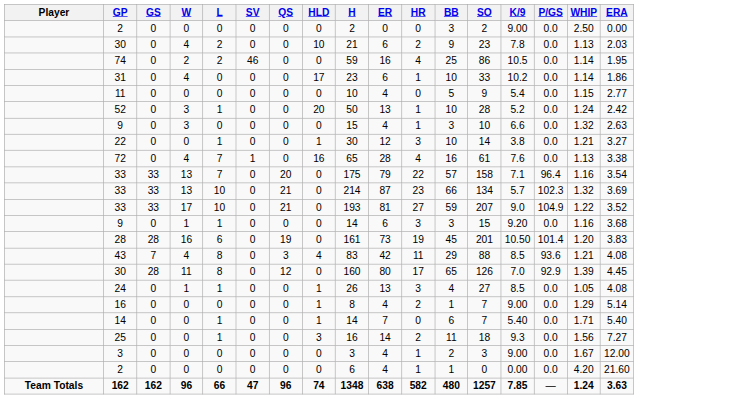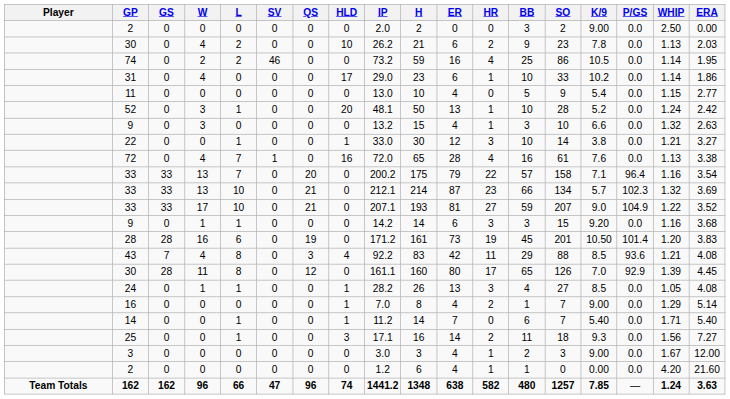+ column: (383, 12)
